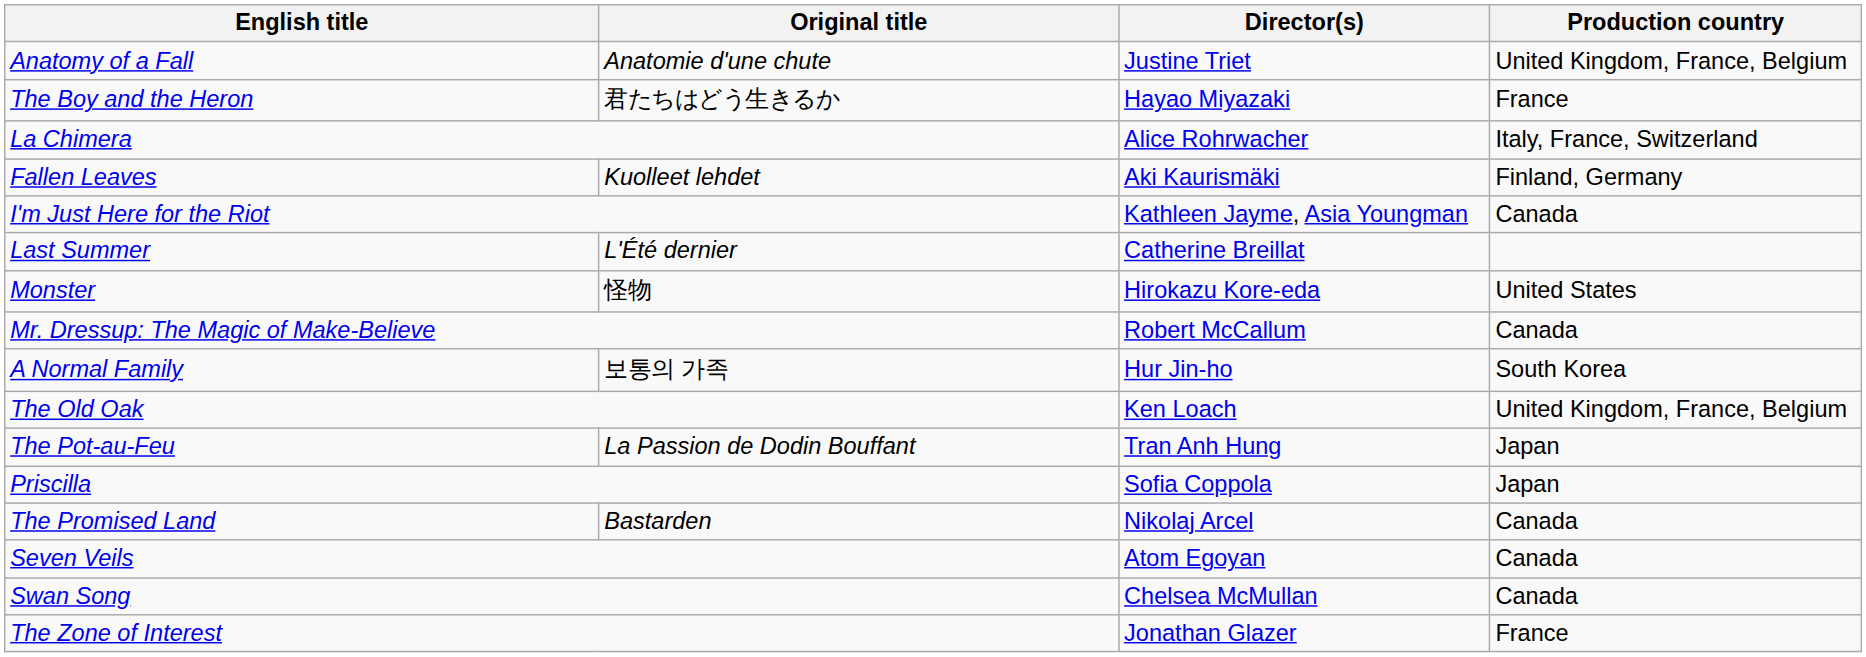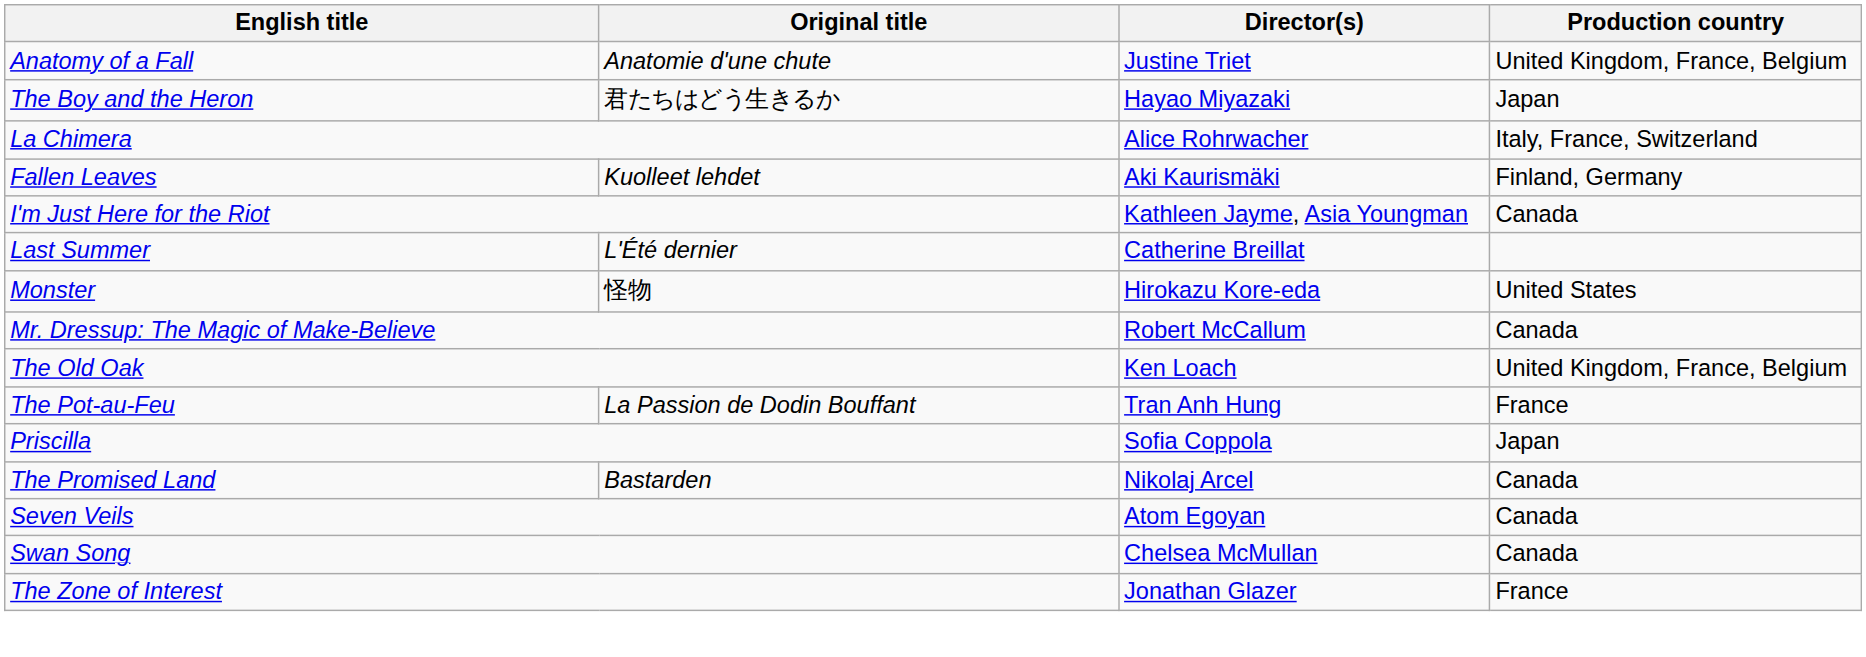(1532, 99) France -> (1527, 99) Japan
- row: (97, 369)
(1527, 446) Japan -> (1532, 404) France
